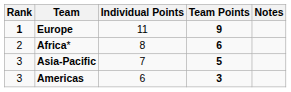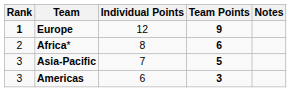(142, 29) 11 -> (142, 29) 12
